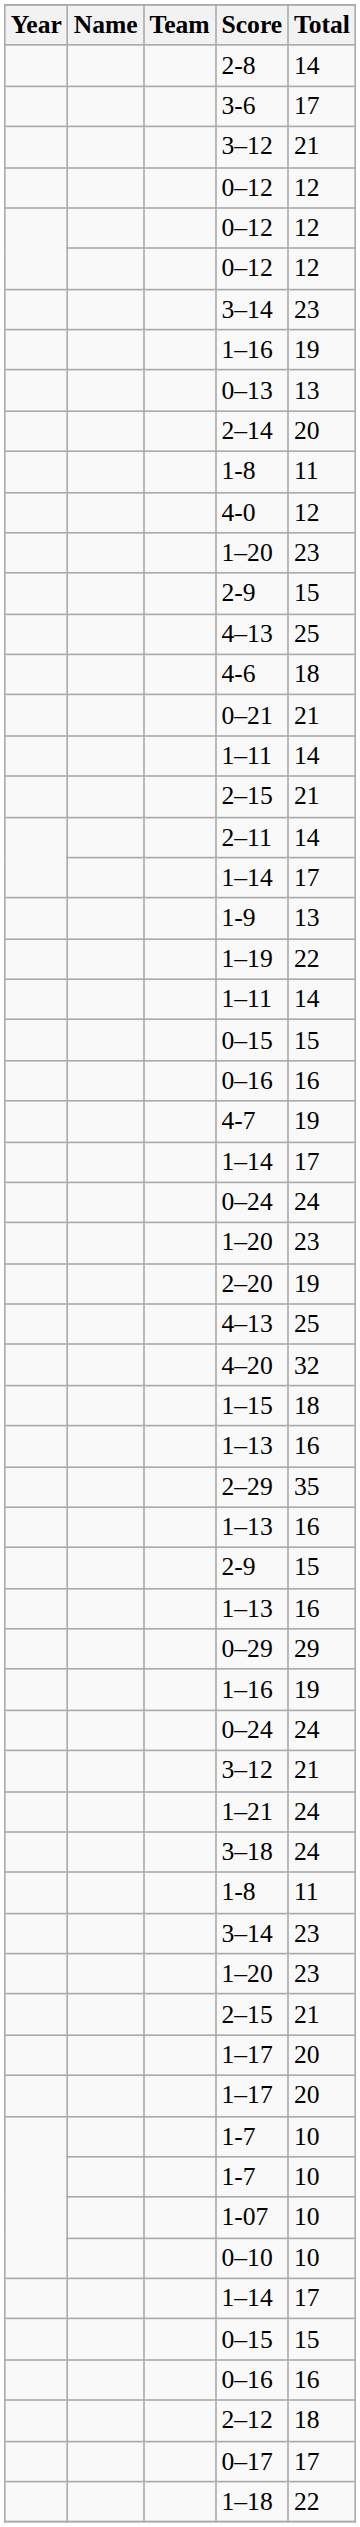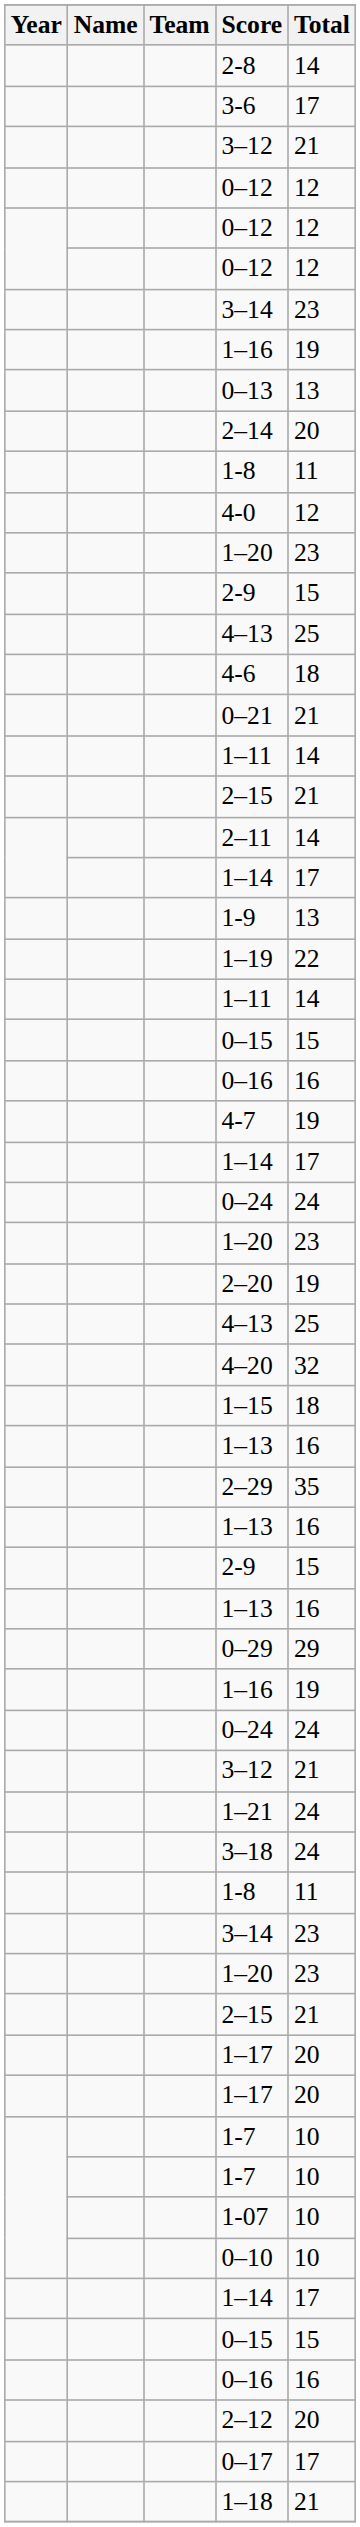(307, 2420) 18 -> (307, 2420) 20
(307, 2501) 22 -> (307, 2501) 21
